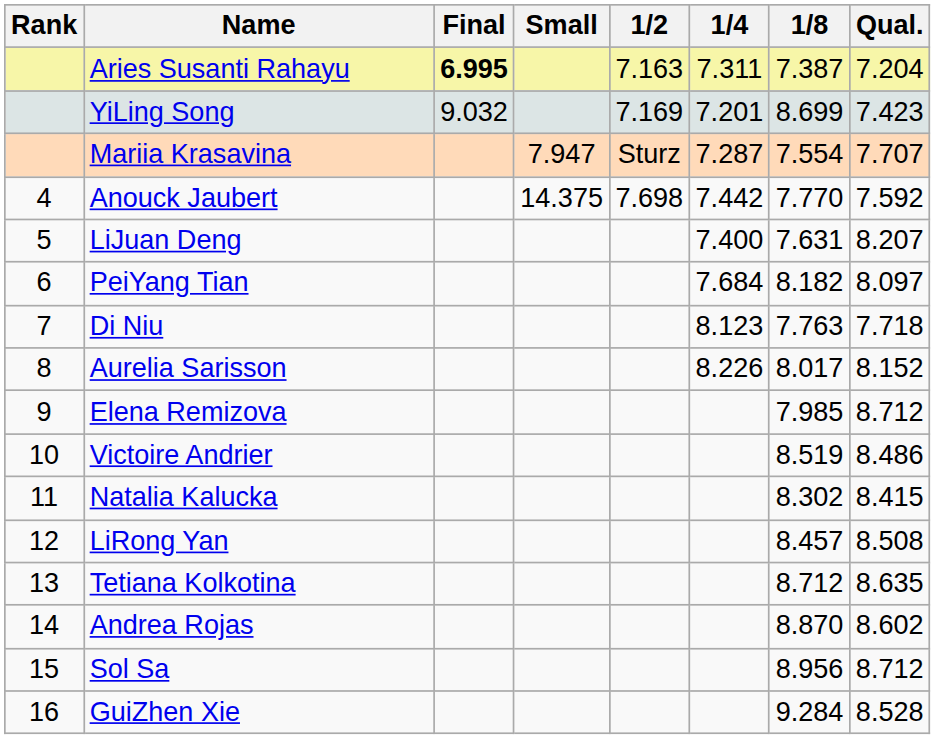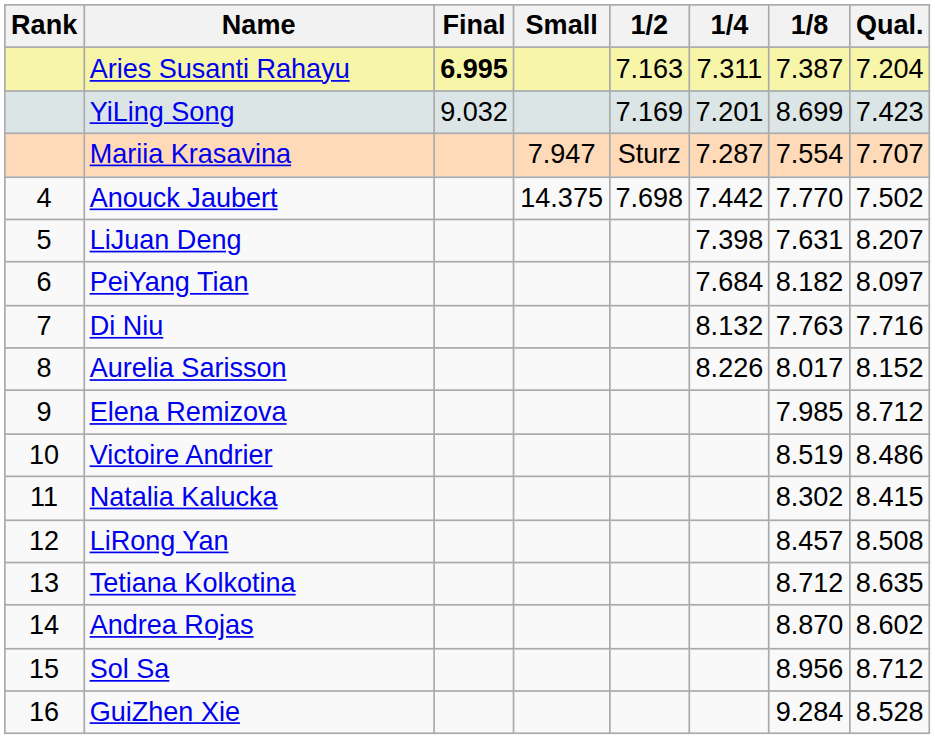(890, 197) 7.592 -> (890, 197) 7.502
(729, 240) 7.400 -> (729, 240) 7.398
(729, 326) 8.123 -> (729, 326) 8.132
(890, 326) 7.718 -> (890, 326) 7.716
